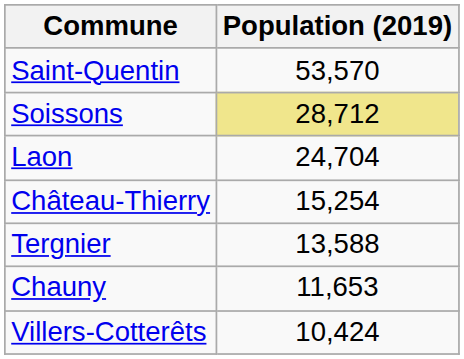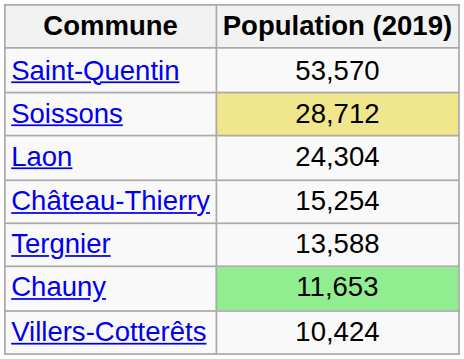(337, 157) 24,704 -> (337, 157) 24,304
(337, 288) no background -> (337, 288) lightgreen background
